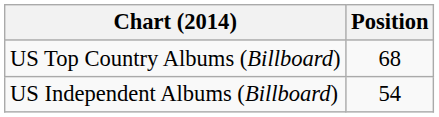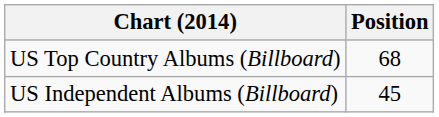(390, 93) 54 -> (390, 93) 45
